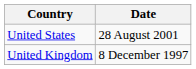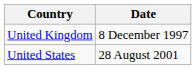rows swapped: (50, 54) <-> (41, 34)
